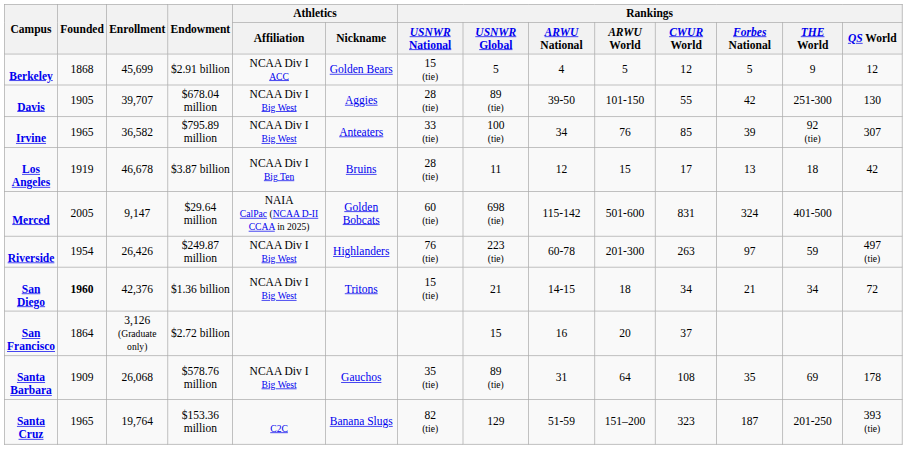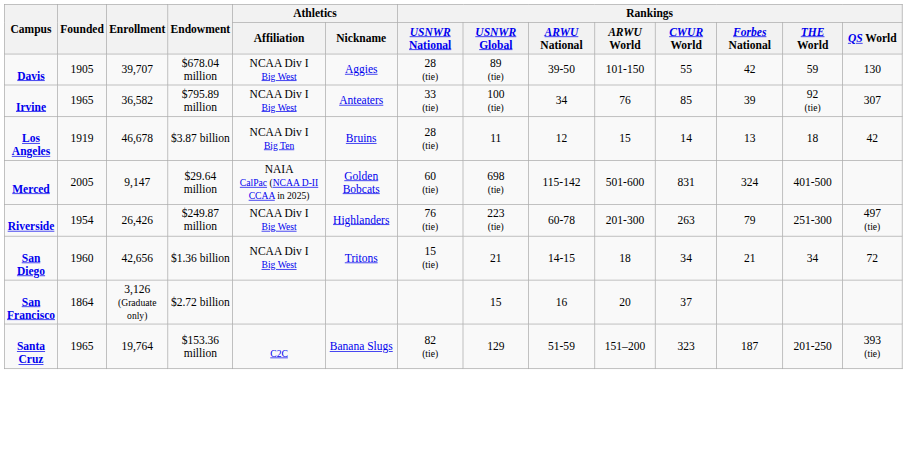- row: (31, 76)
(813, 100) 251-300 -> (813, 69) 59
(686, 169) 17 -> (686, 138) 14
(750, 251) 97 -> (750, 220) 79
(813, 251) 59 -> (813, 220) 251-300
(82, 289) bold -> (82, 258) normal
(137, 289) 42,376 -> (137, 258) 42,656
- row: (31, 384)
